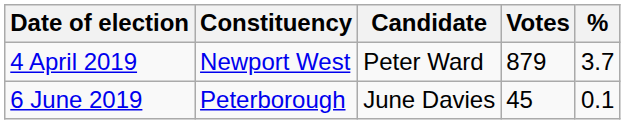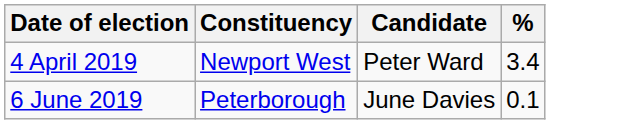- column: (538, 23)
(598, 61) 3.7 -> (523, 61) 3.4
